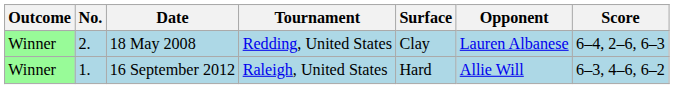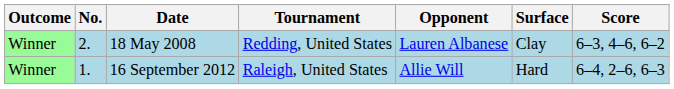columns swapped: (426, 17) <-> (514, 17)
(620, 43) 6–4, 2–6, 6–3 -> (620, 43) 6–3, 4–6, 6–2
(620, 69) 6–3, 4–6, 6–2 -> (620, 69) 6–4, 2–6, 6–3
